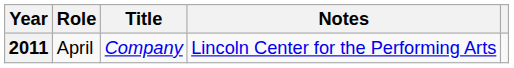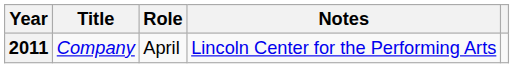columns swapped: (144, 18) <-> (77, 18)
